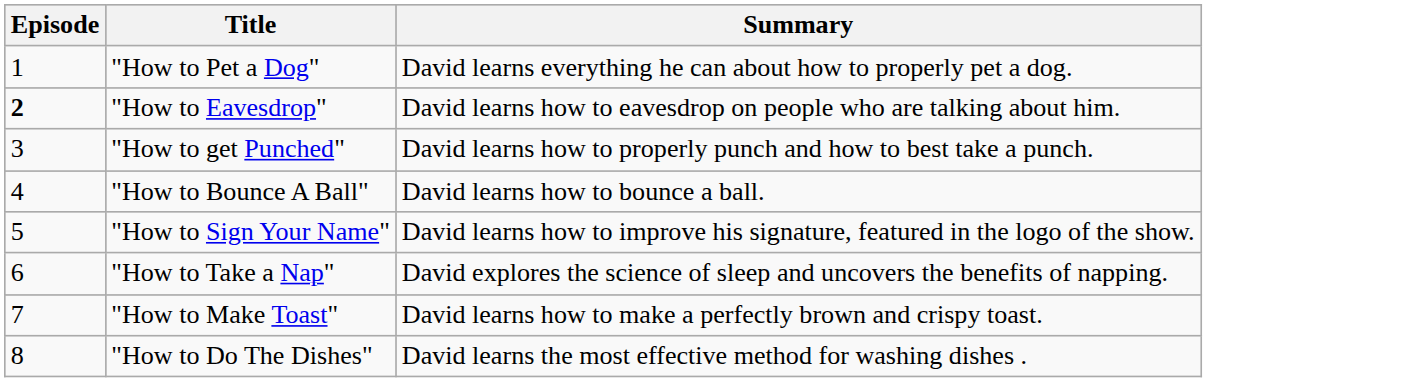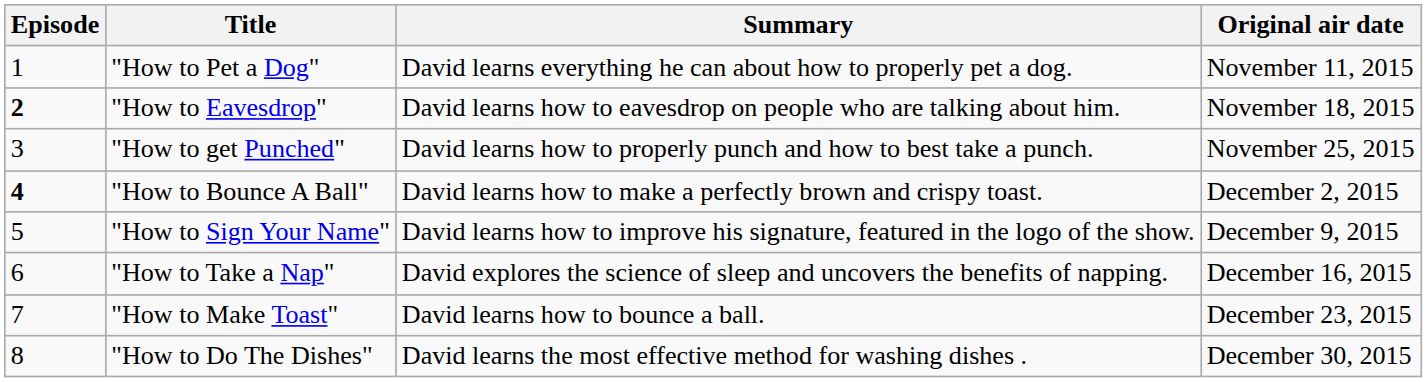+ column: (1311, 25)
(17, 190) normal -> (17, 190) bold
(583, 190) David learns how to bounce a ball. -> (722, 190) David learns how to make a perfectly brown and crispy toast.
(722, 314) David learns how to make a perfectly brown and crispy toast. -> (583, 314) David learns how to bounce a ball.
